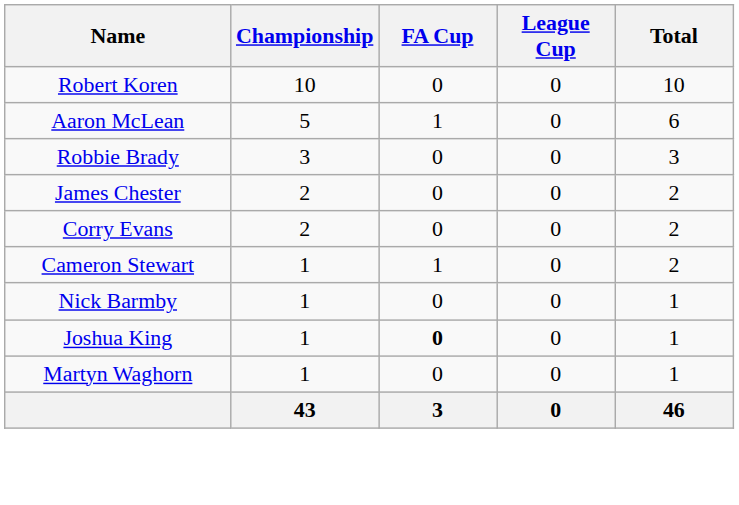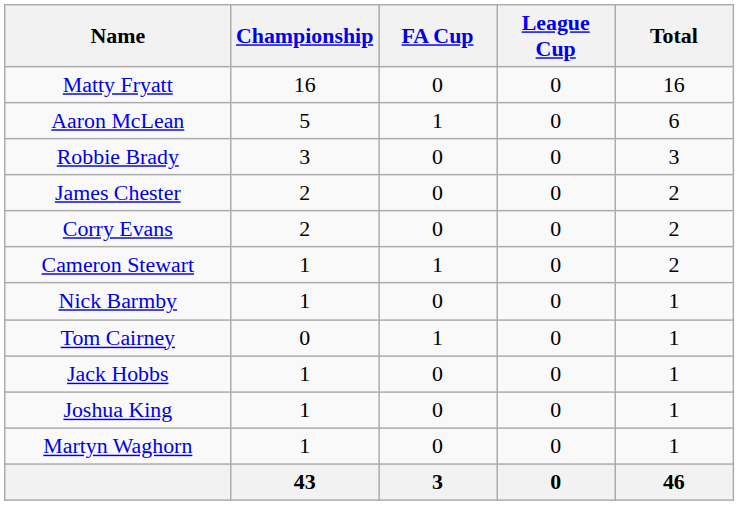+ row: (118, 84)
- row: (118, 84)
+ row: (118, 337)
+ row: (118, 373)
(438, 337) bold -> (438, 409) normal
